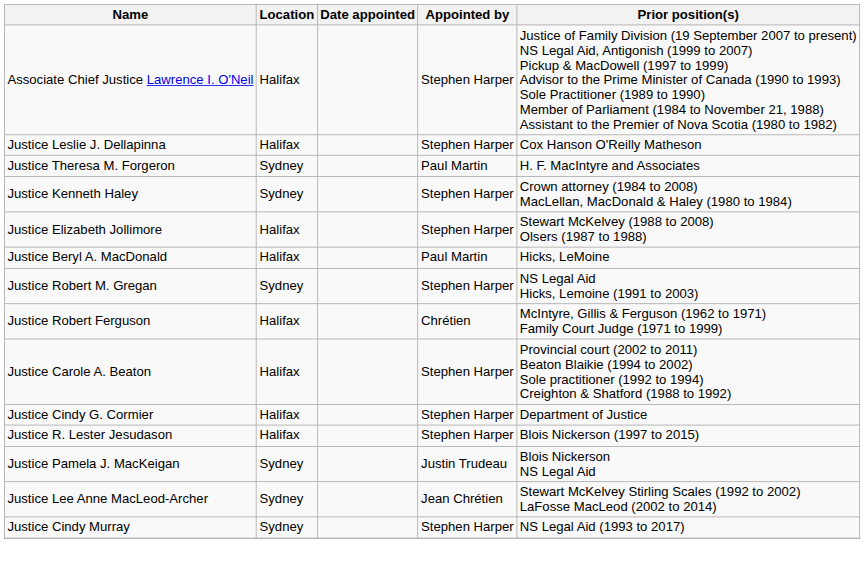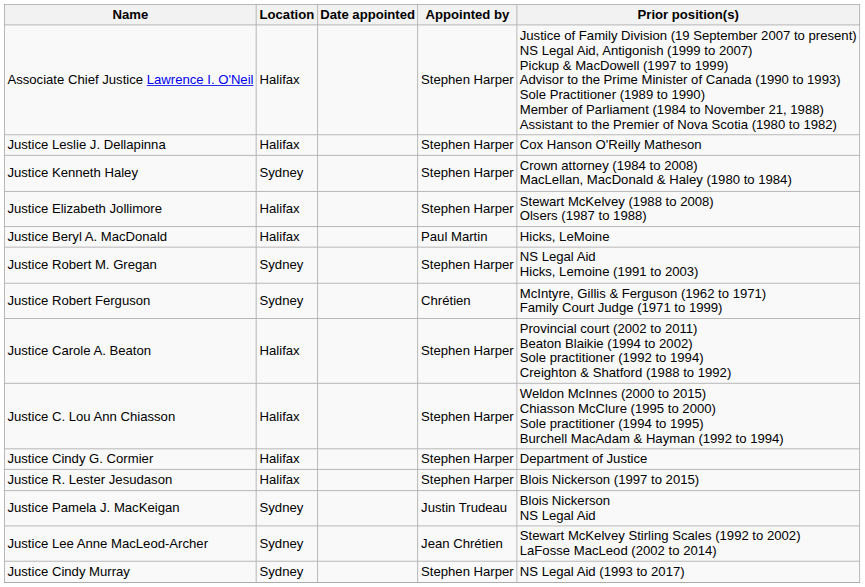- row: (91, 165)
(280, 321) Halifax -> (281, 300) Sydney
+ row: (91, 416)
